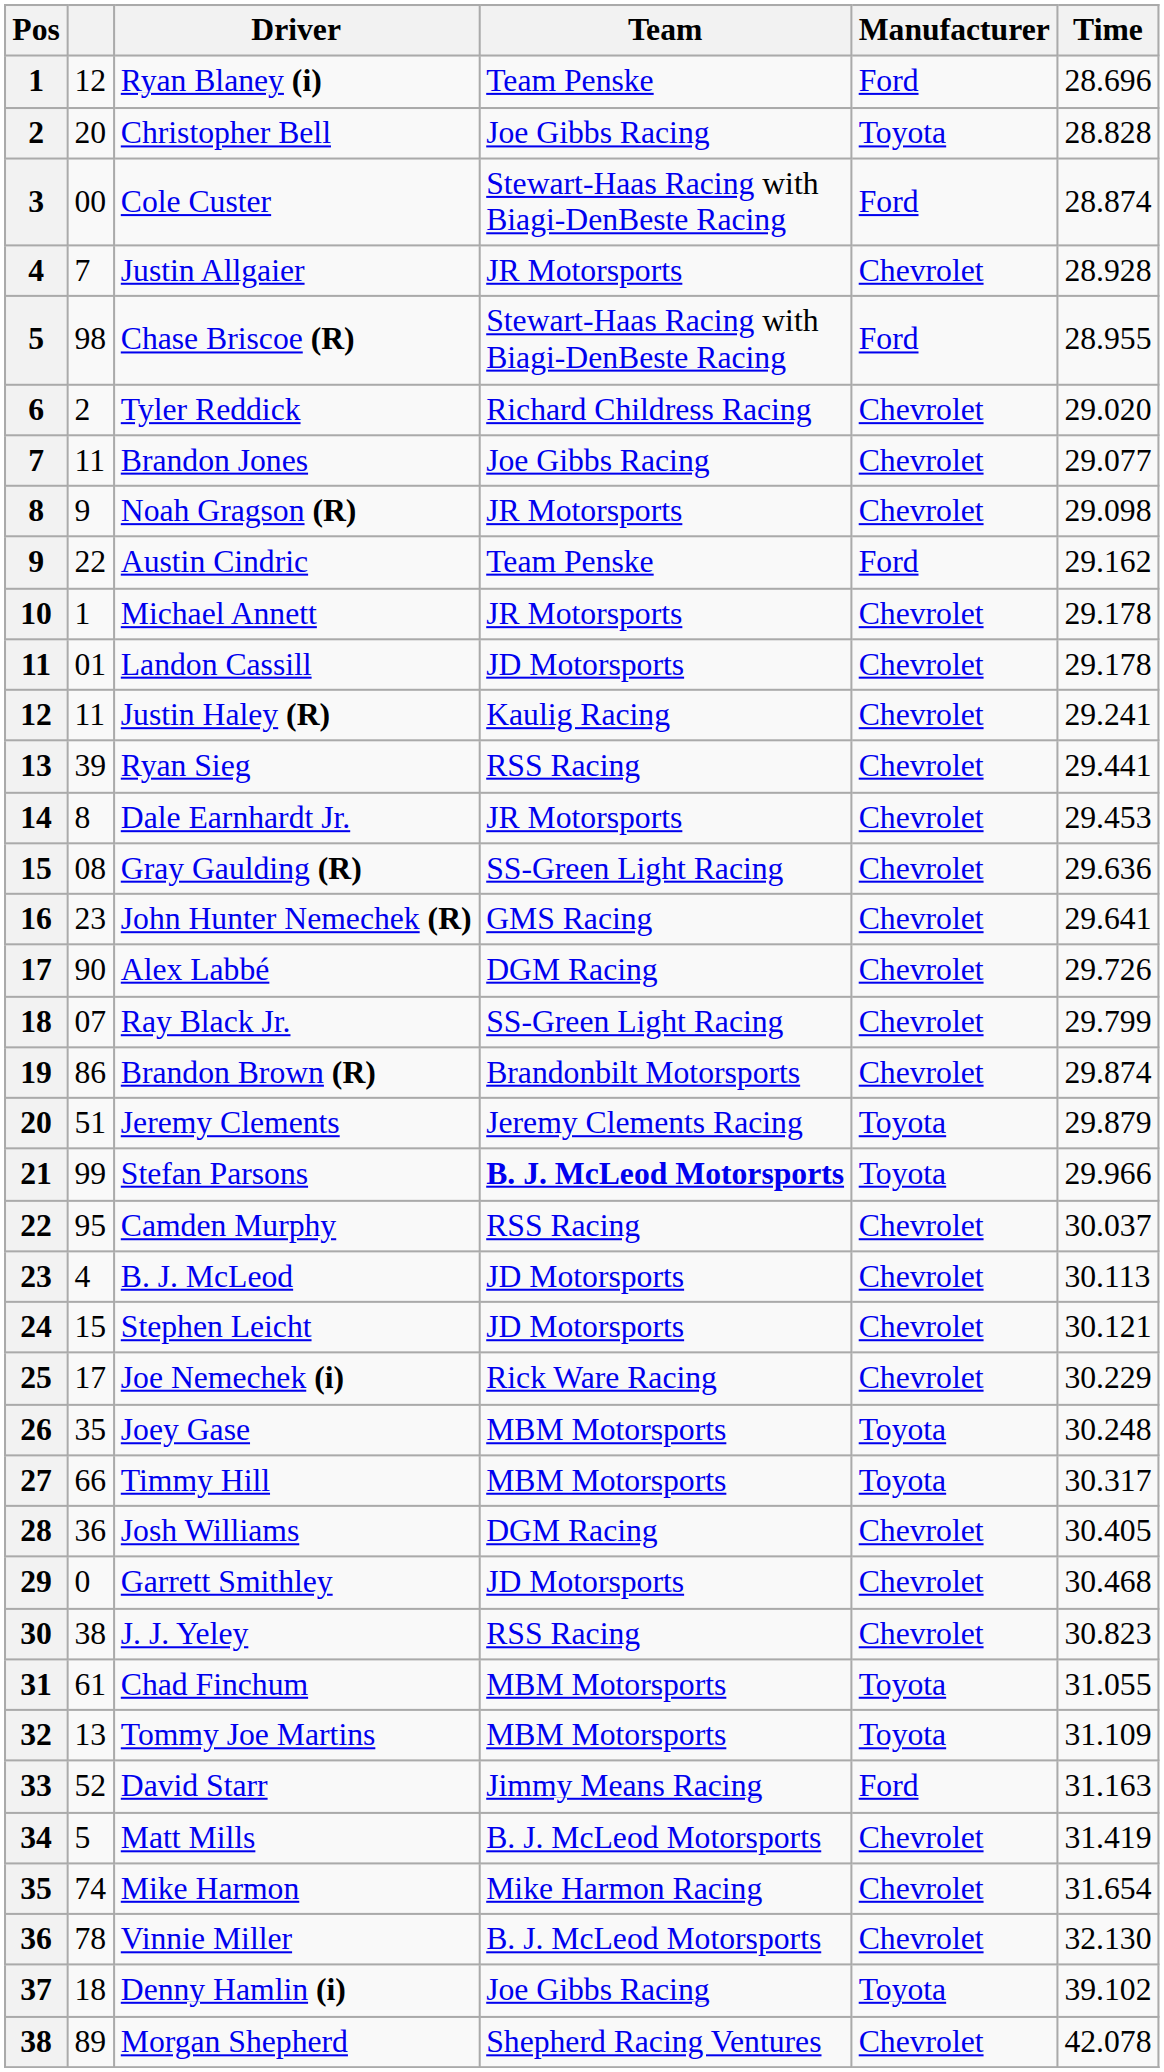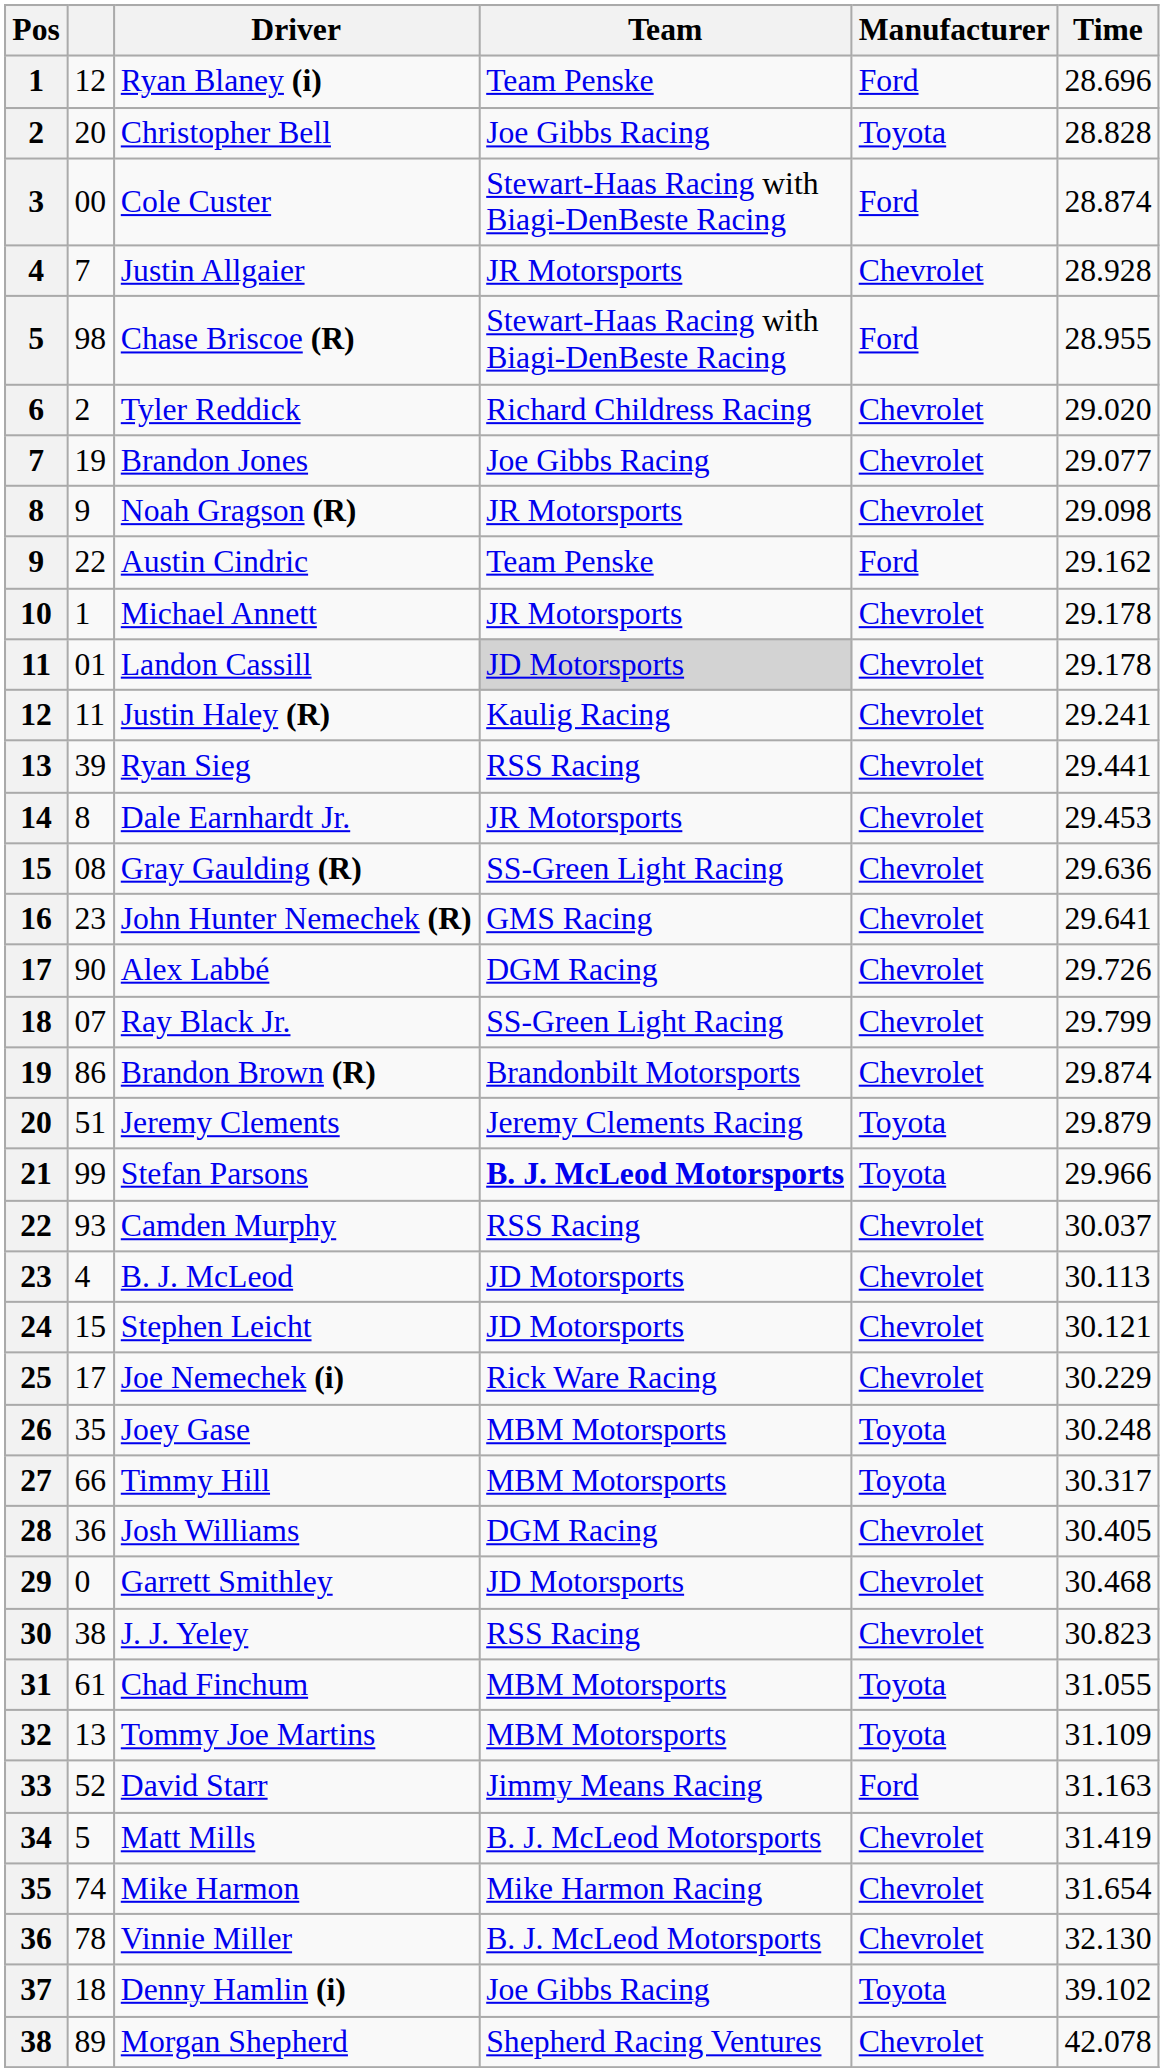(90, 459) 11 -> (90, 459) 19
(585, 663) no background -> (585, 663) lightgrey background
(90, 1224) 95 -> (90, 1224) 93
